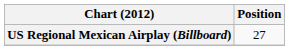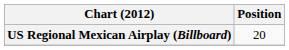(259, 34) 27 -> (259, 34) 20
